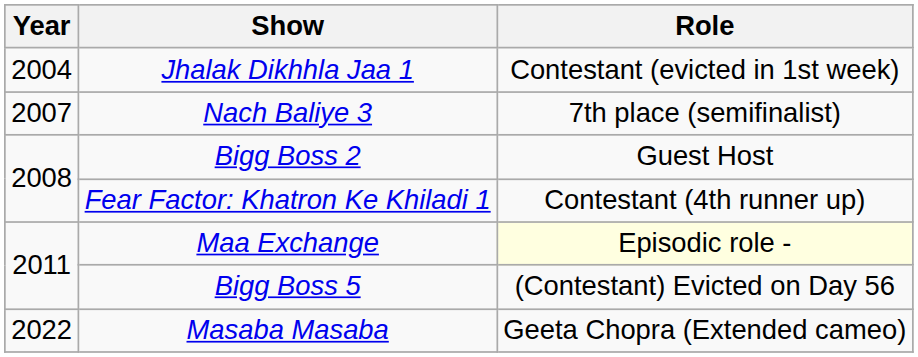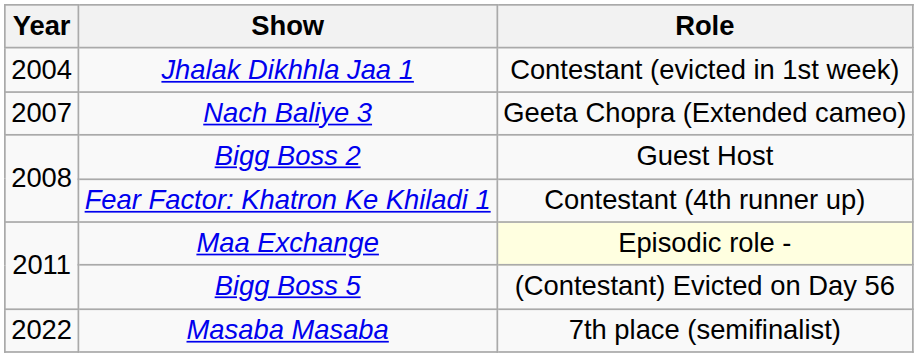(705, 112) 7th place (semifinalist) -> (705, 112) Geeta Chopra (Extended cameo)
(705, 329) Geeta Chopra (Extended cameo) -> (705, 329) 7th place (semifinalist)
